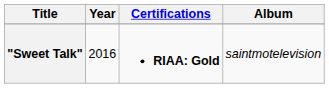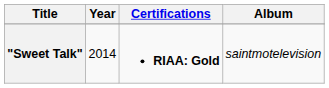(102, 53) 2016 -> (102, 53) 2014
